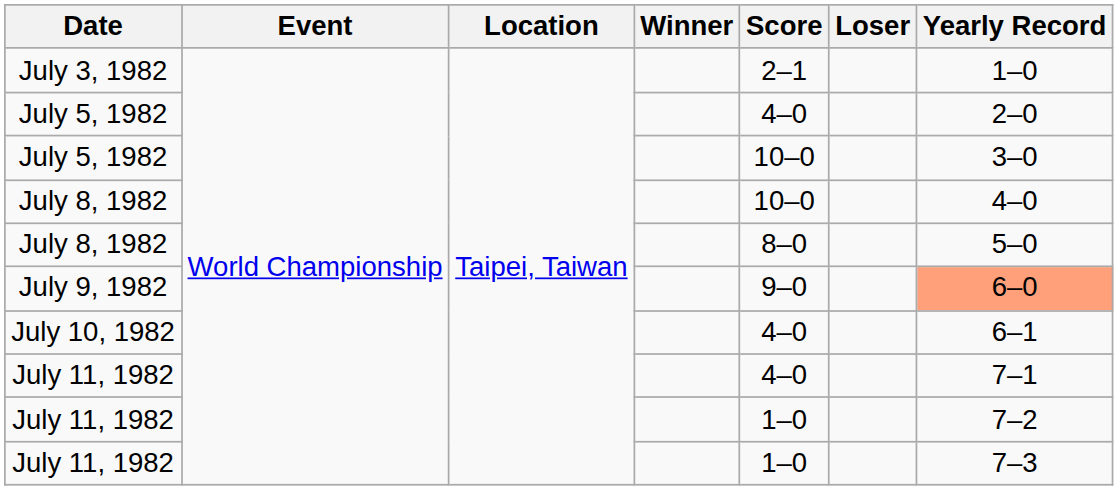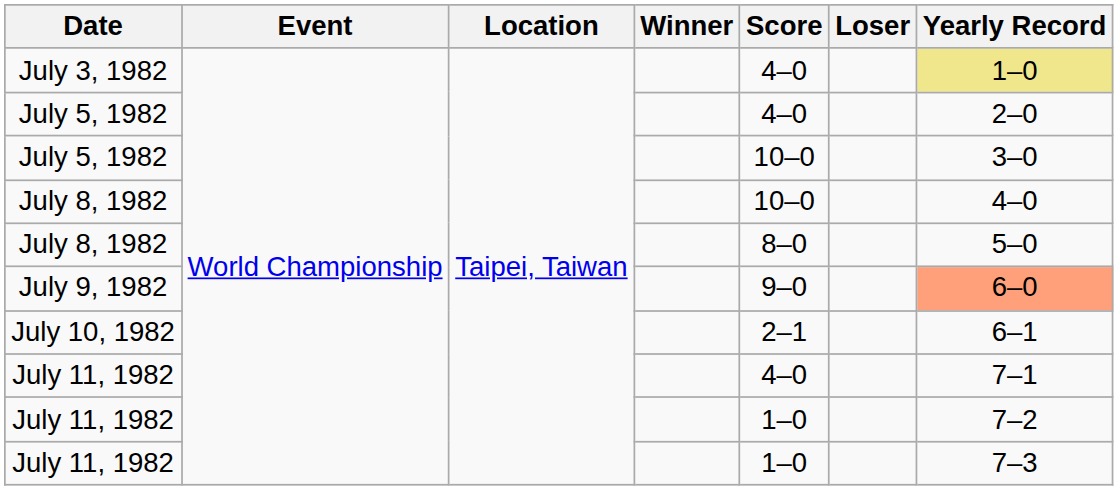(784, 69) 2–1 -> (784, 69) 4–0
(1015, 69) no background -> (1015, 69) khaki background
(784, 331) 4–0 -> (784, 331) 2–1
